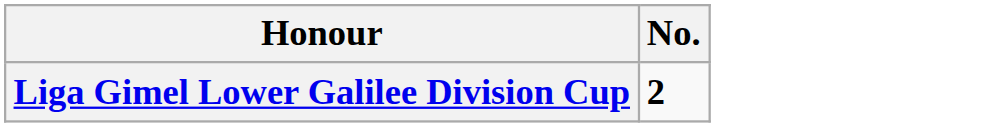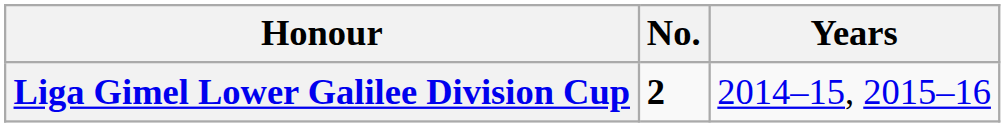+ column: (854, 33)
